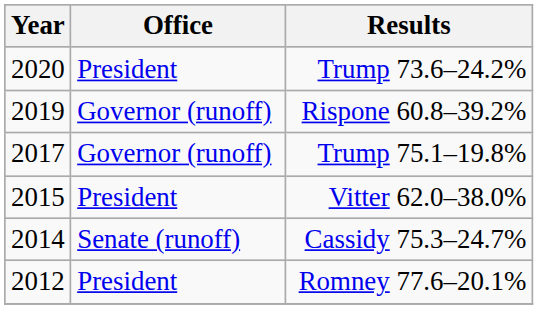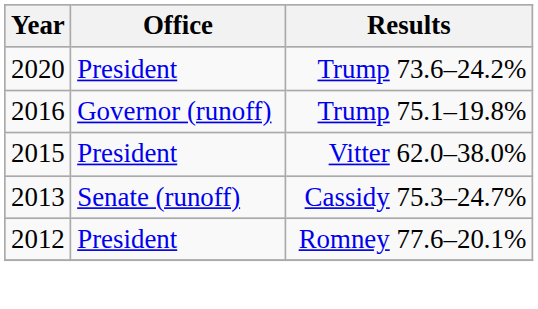- row: (414, 111)
(38, 153) 2017 -> (38, 111) 2016
(38, 238) 2014 -> (38, 196) 2013
